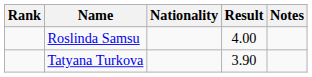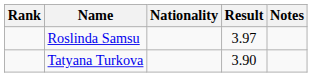(244, 38) 4.00 -> (244, 38) 3.97
